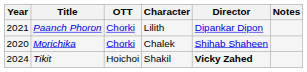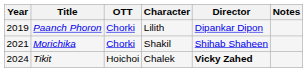(18, 28) 2021 -> (18, 28) 2019
(18, 43) 2020 -> (18, 43) 2021
(159, 43) Chalek -> (157, 43) Shakil
(157, 59) Shakil -> (159, 59) Chalek
